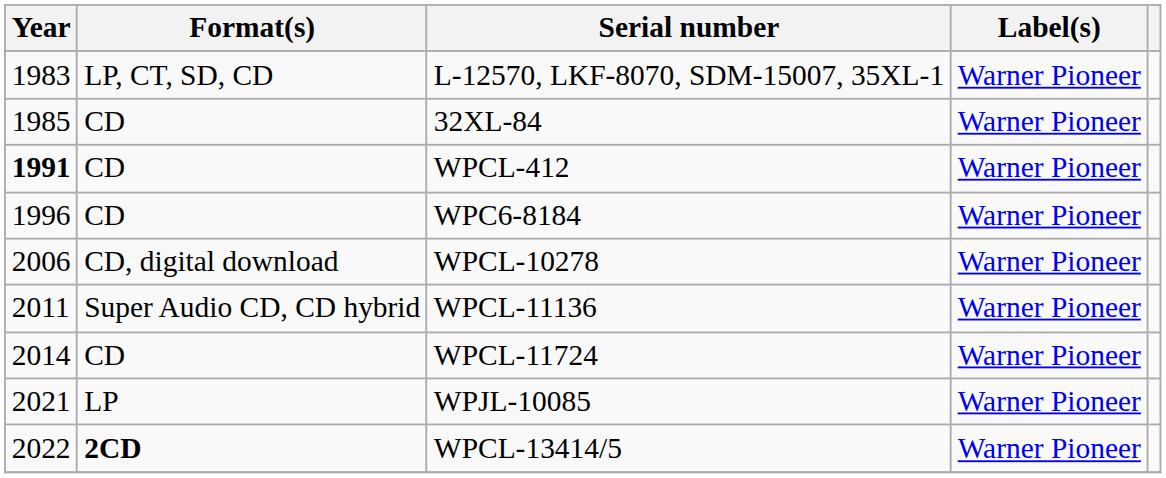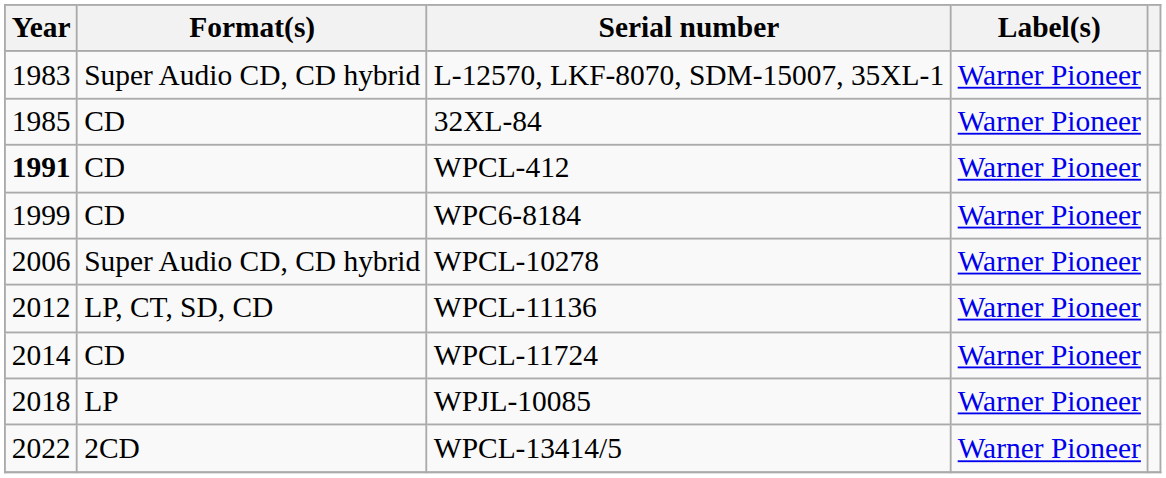(179, 74) LP, CT, SD, CD -> (252, 74) Super Audio CD, CD hybrid
(41, 214) 1996 -> (41, 214) 1999
(211, 261) CD, digital download -> (252, 261) Super Audio CD, CD hybrid
(41, 307) 2011 -> (41, 307) 2012
(252, 307) Super Audio CD, CD hybrid -> (179, 307) LP, CT, SD, CD
(41, 401) 2021 -> (41, 401) 2018
(113, 448) bold -> (112, 448) normal
